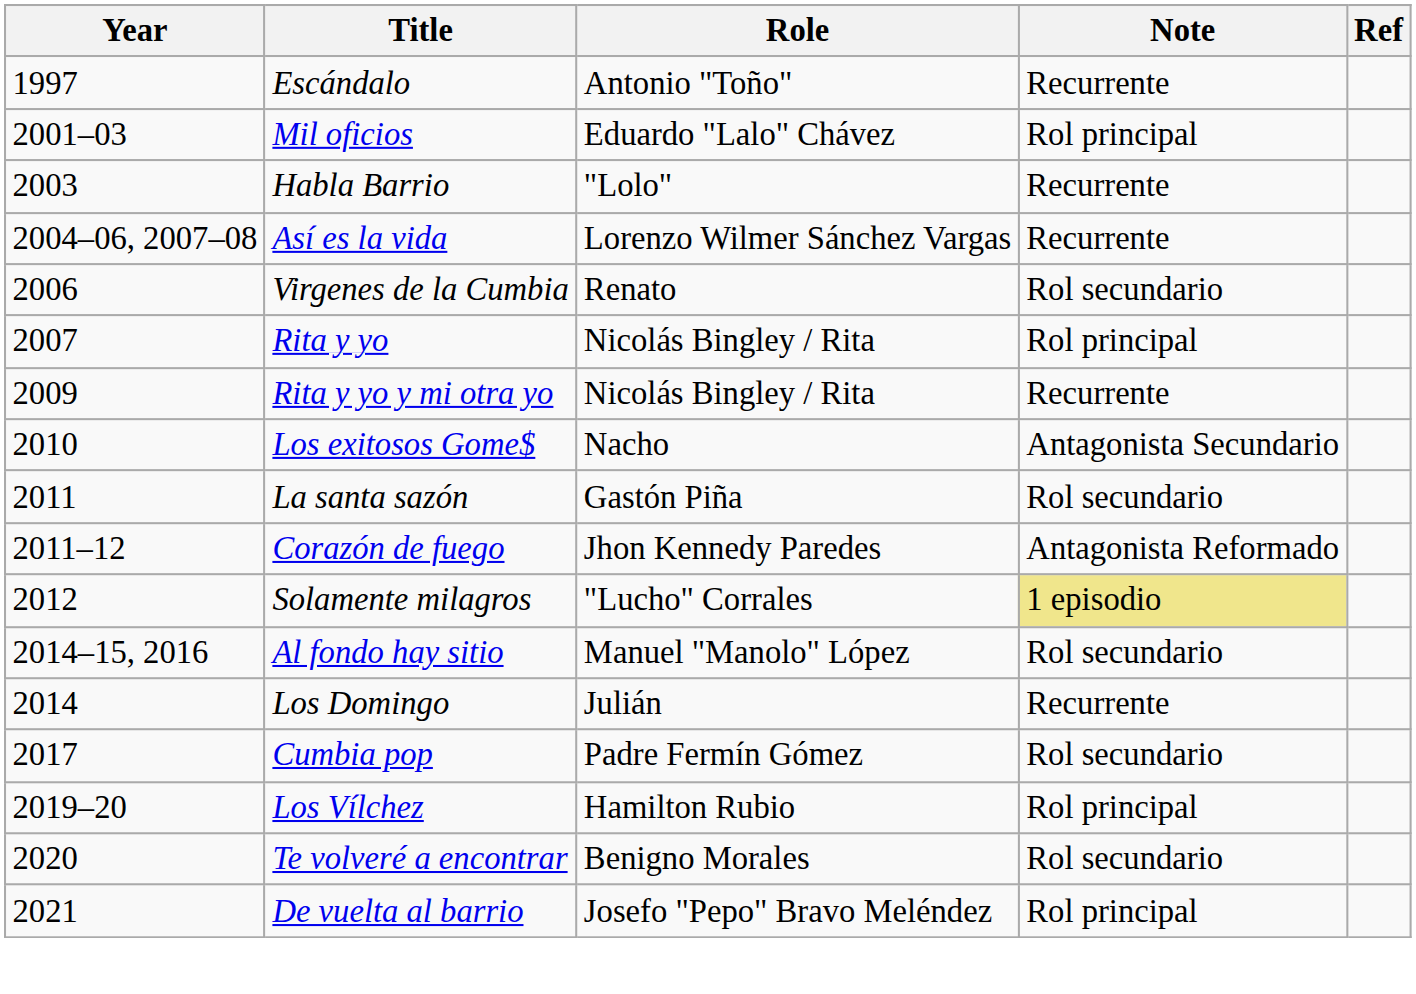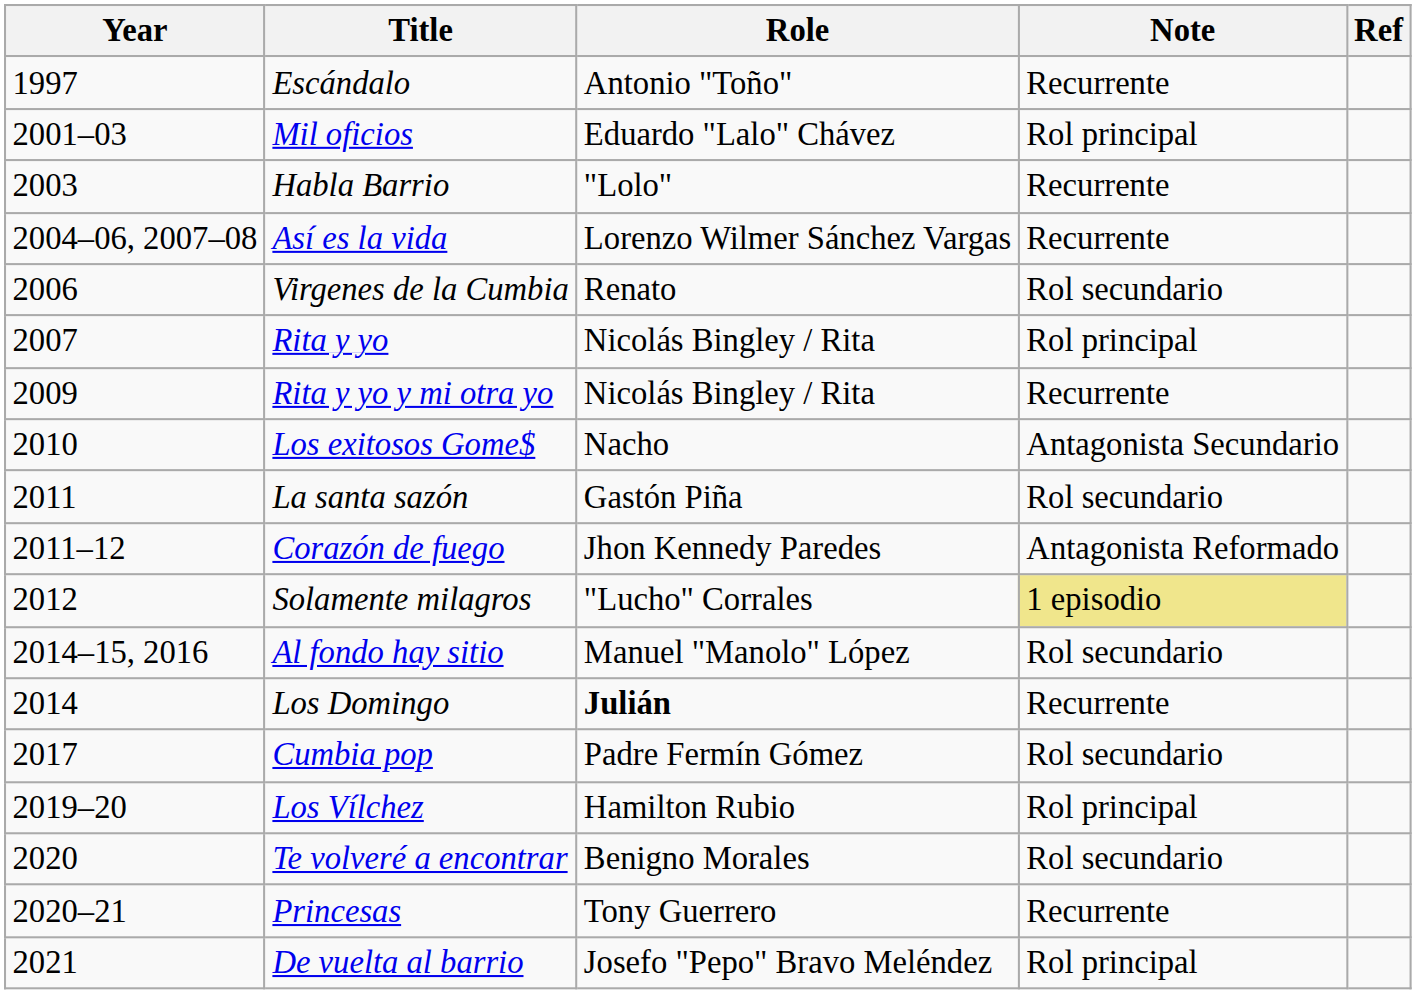(623, 703) normal -> (627, 703) bold
+ row: (337, 910)
